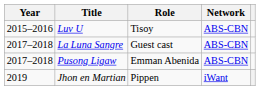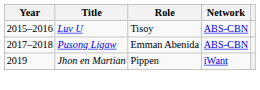- row: (90, 45)
